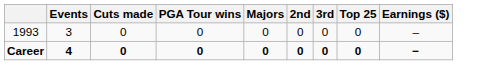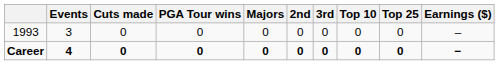+ column: (358, 14)
